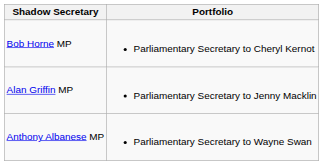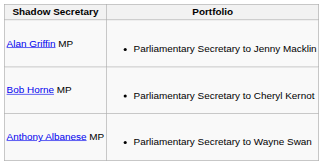rows swapped: (39, 43) <-> (40, 90)
